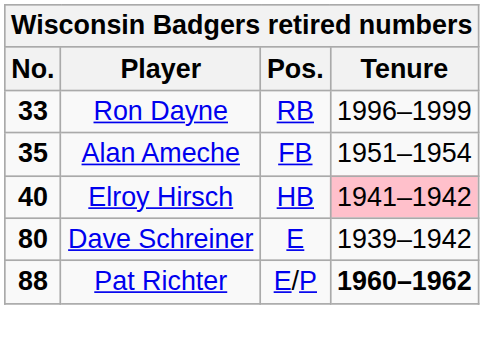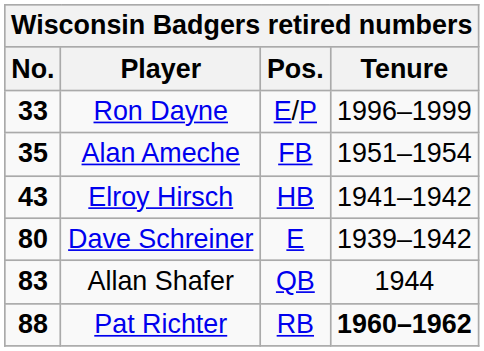(295, 111) RB -> (295, 111) E/P
(33, 196) 40 -> (33, 196) 43
(404, 196) pink background -> (404, 196) no background
+ row: (161, 281)
(295, 281) E/P -> (295, 324) RB
